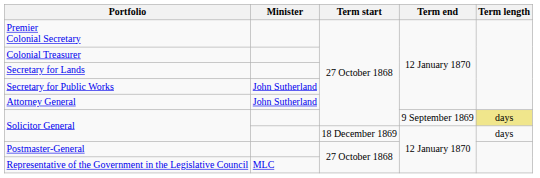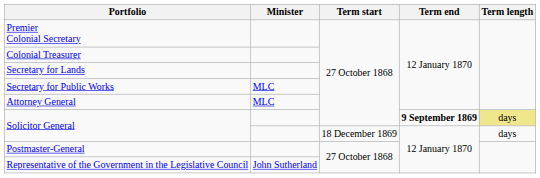(285, 86) John Sutherland -> (264, 86) MLC
(285, 102) John Sutherland -> (264, 102) MLC
(438, 117) normal -> (439, 117) bold
(264, 165) MLC -> (285, 165) John Sutherland
